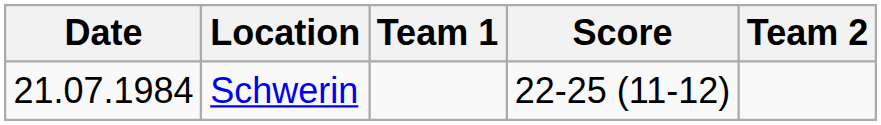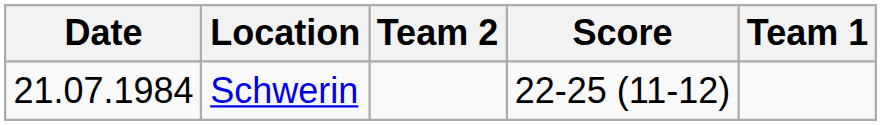columns swapped: (437, 33) <-> (808, 33)
